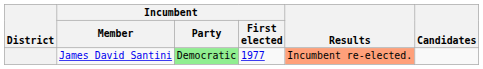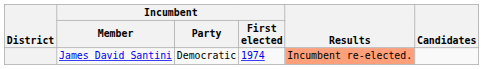(207, 56) lightgreen background -> (207, 56) no background
(253, 56) 1977 -> (253, 56) 1974
